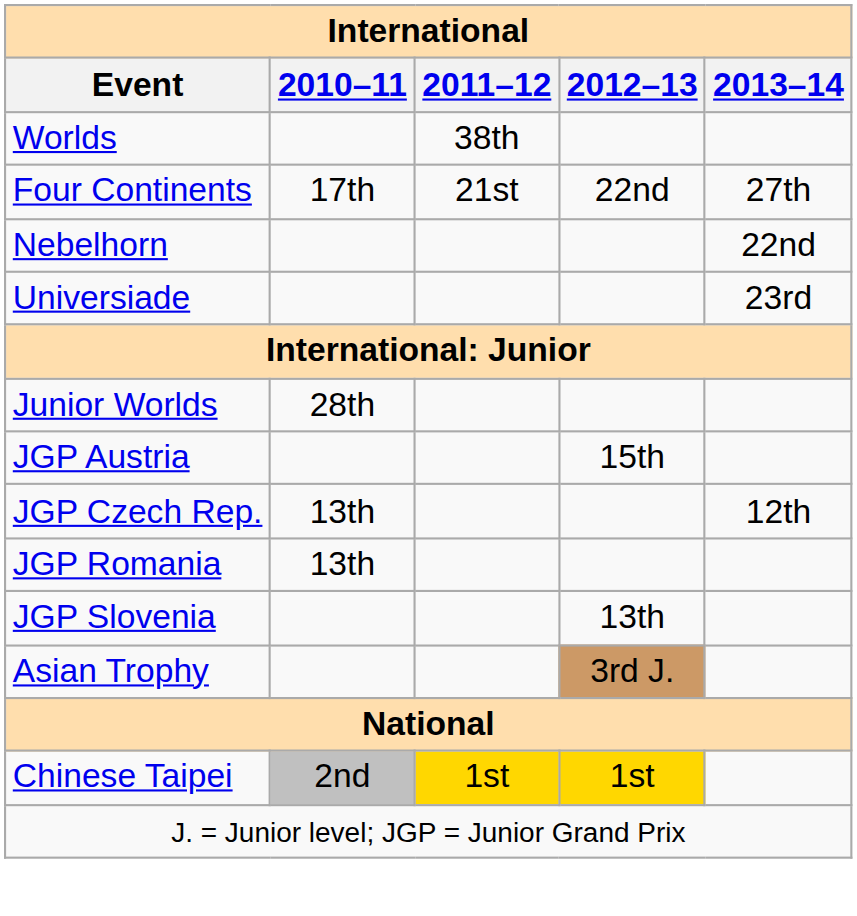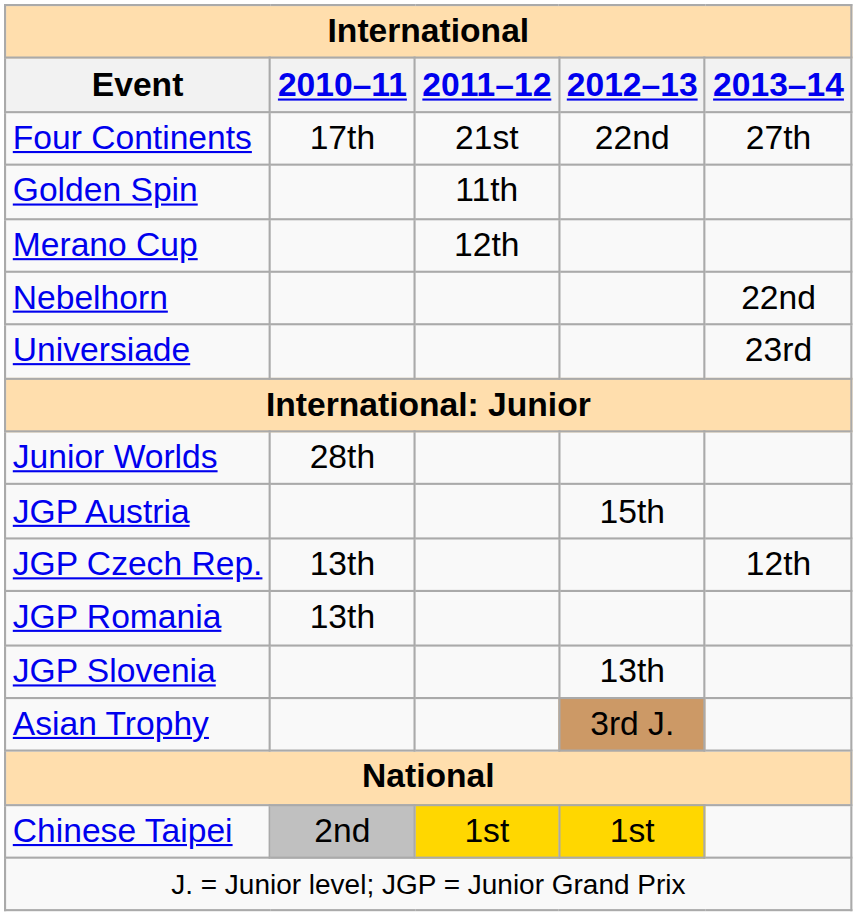- row: (65, 137)
+ row: (105, 191)
+ row: (105, 244)
